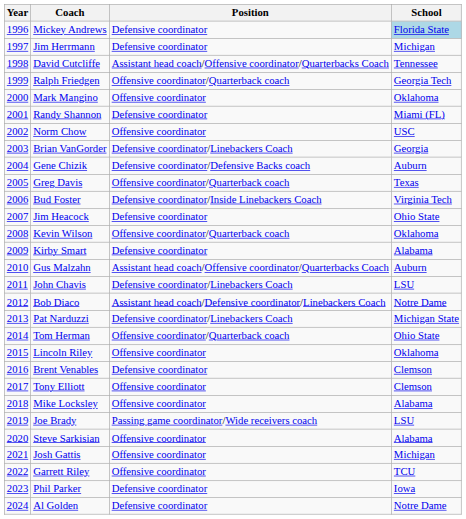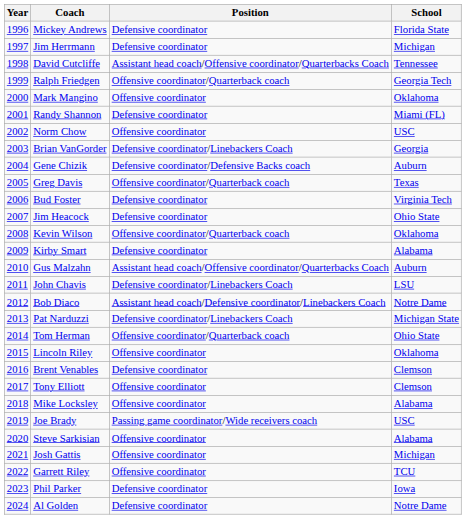(421, 30) lightblue background -> (421, 30) no background
(217, 200) Defensive coordinator/Inside Linebackers Coach -> (159, 200) Defensive coordinator
(404, 421) LSU -> (404, 421) USC
